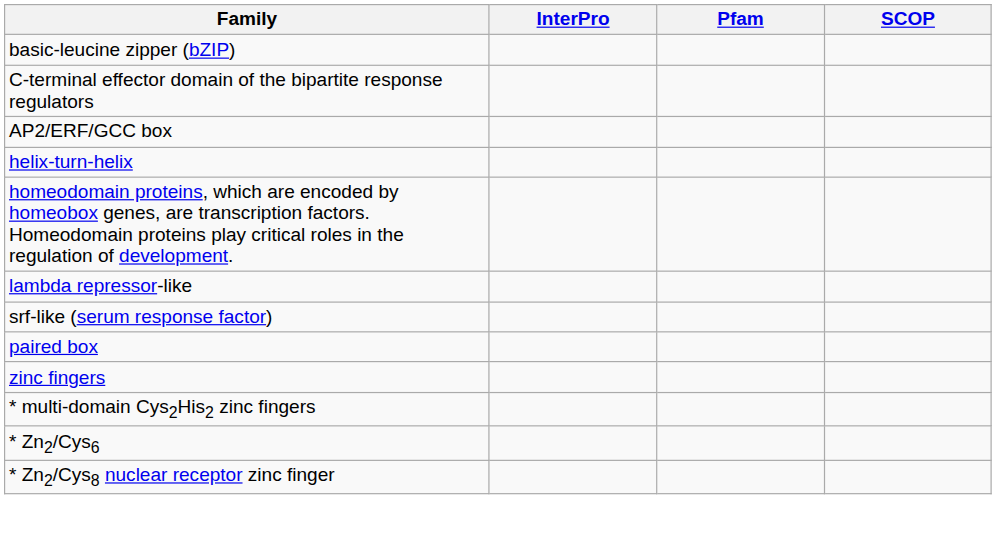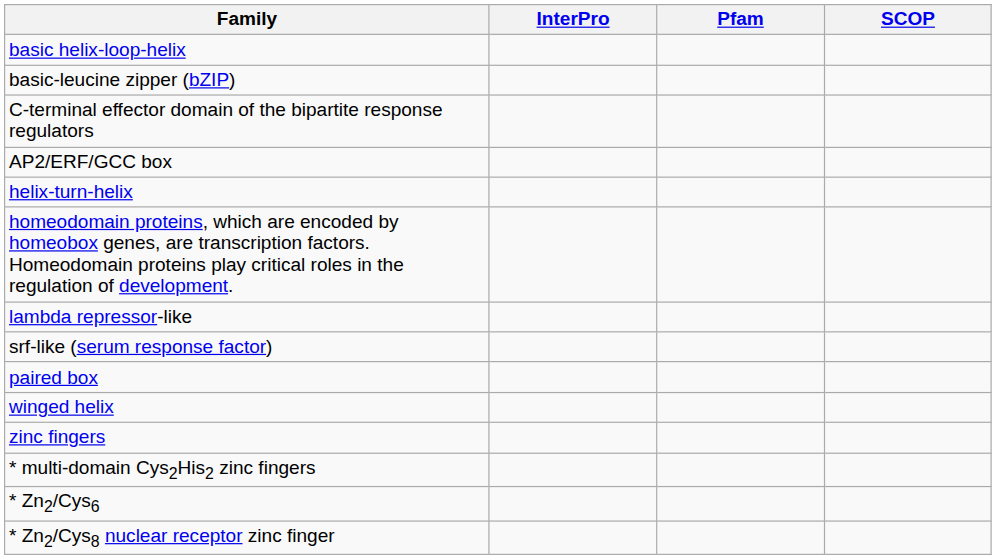+ row: (97, 49)
+ row: (61, 407)
